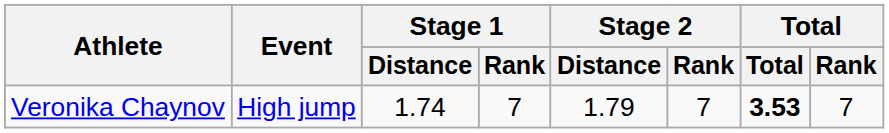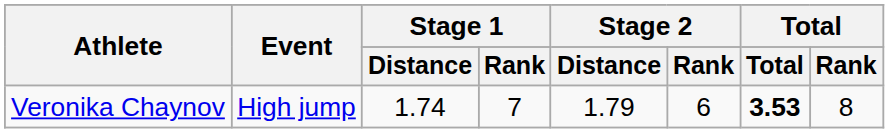(703, 107) 7 -> (703, 107) 6
(846, 107) 7 -> (846, 107) 8
